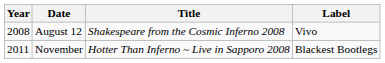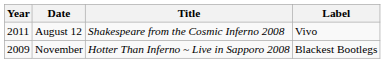(18, 31) 2008 -> (18, 31) 2011
(18, 49) 2011 -> (18, 49) 2009
